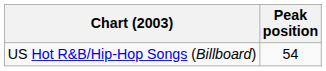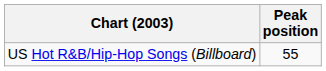(290, 54) 54 -> (290, 54) 55
